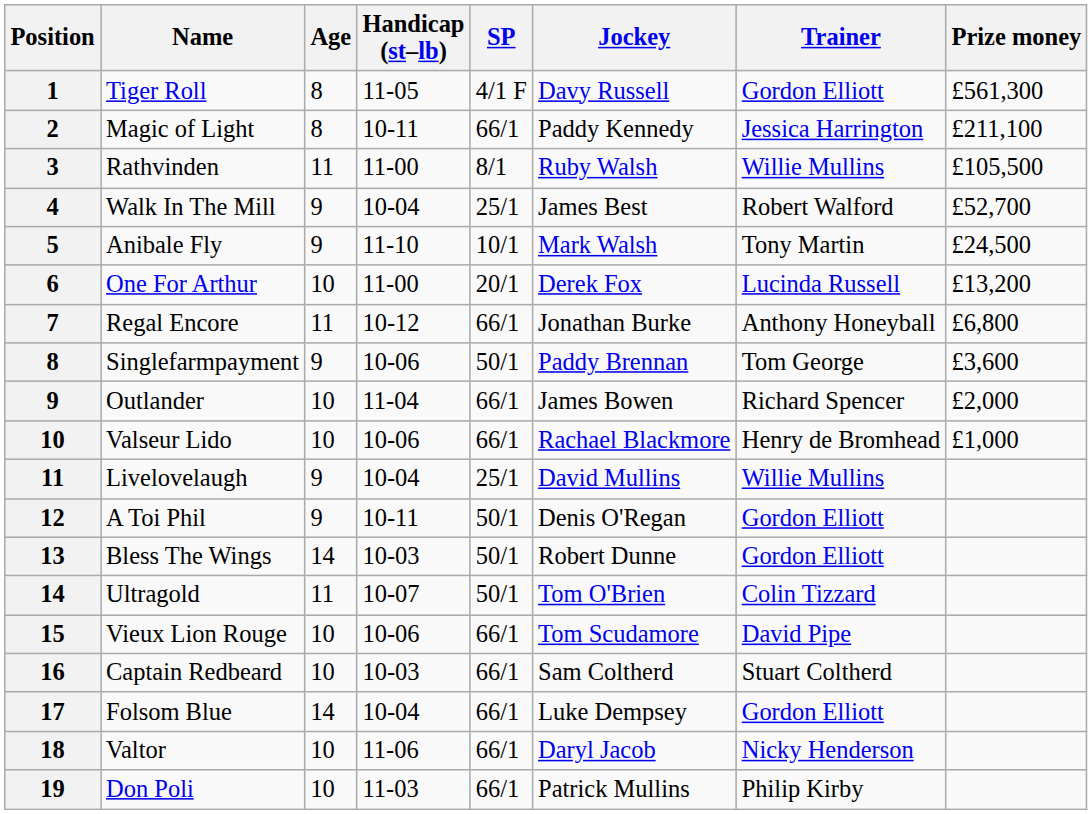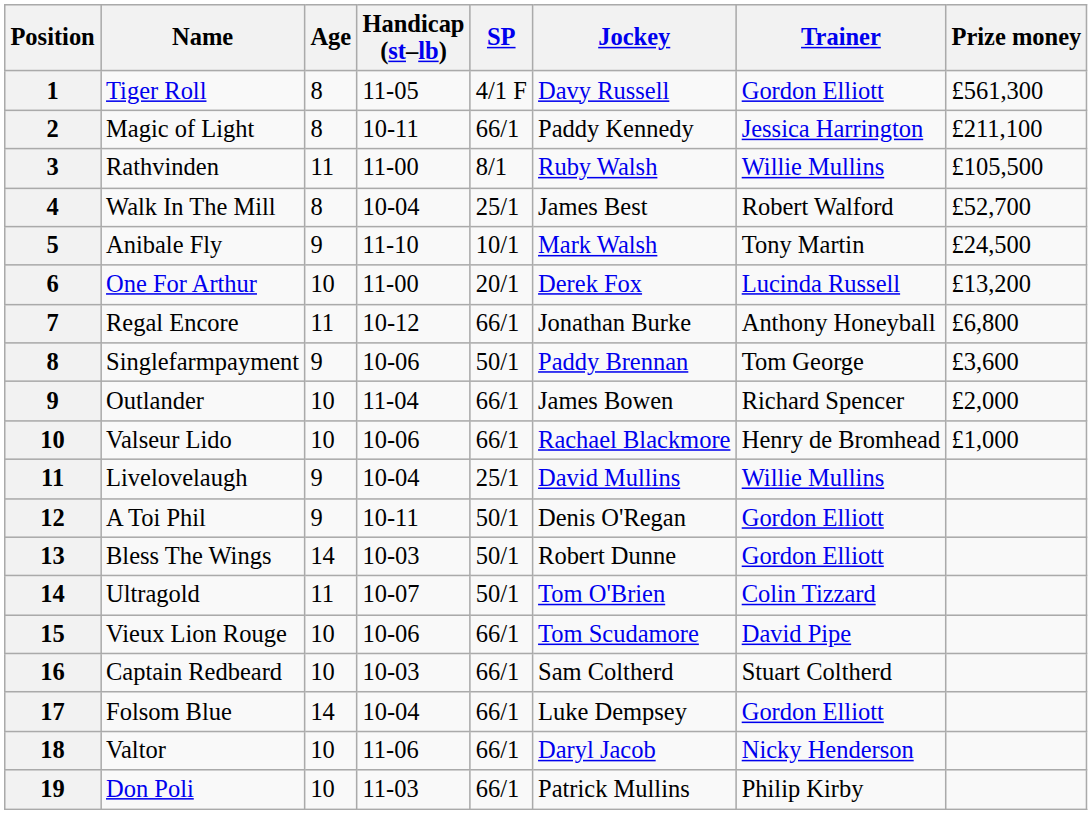(317, 206) 9 -> (317, 206) 8
